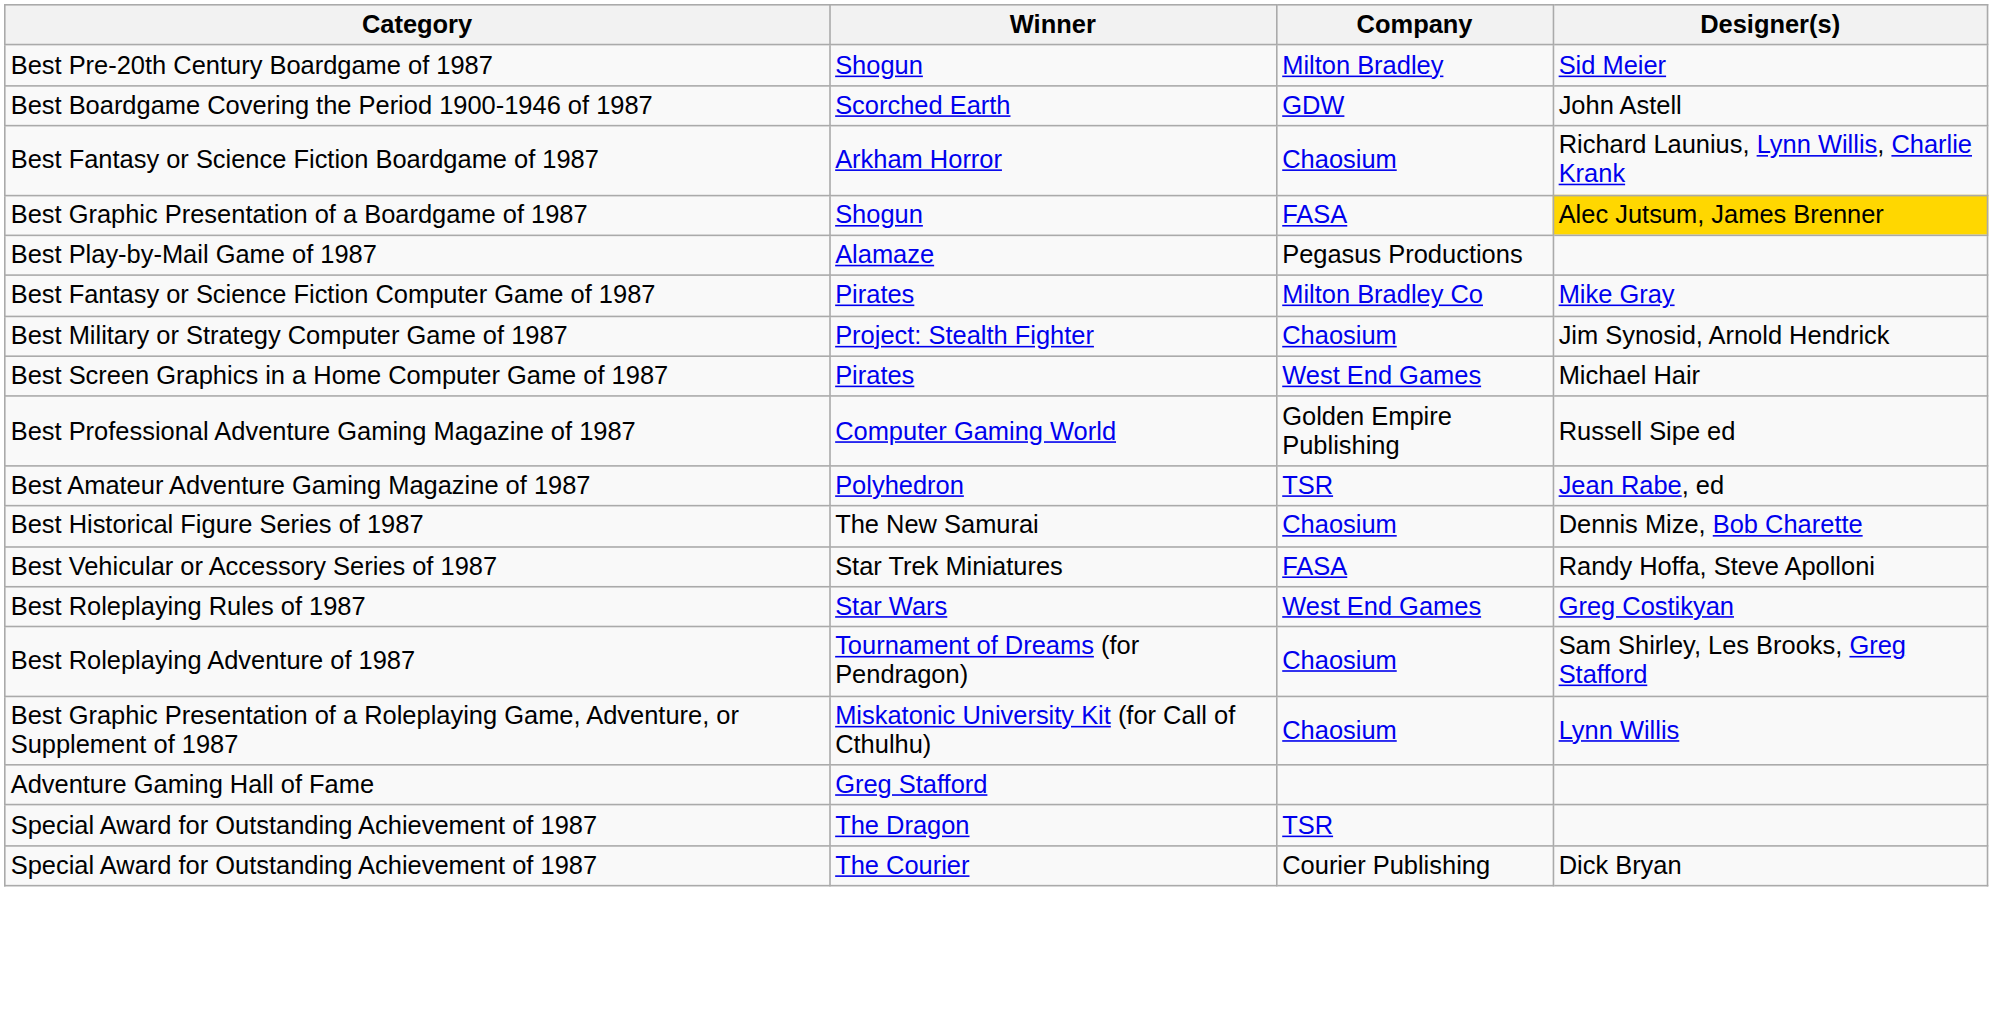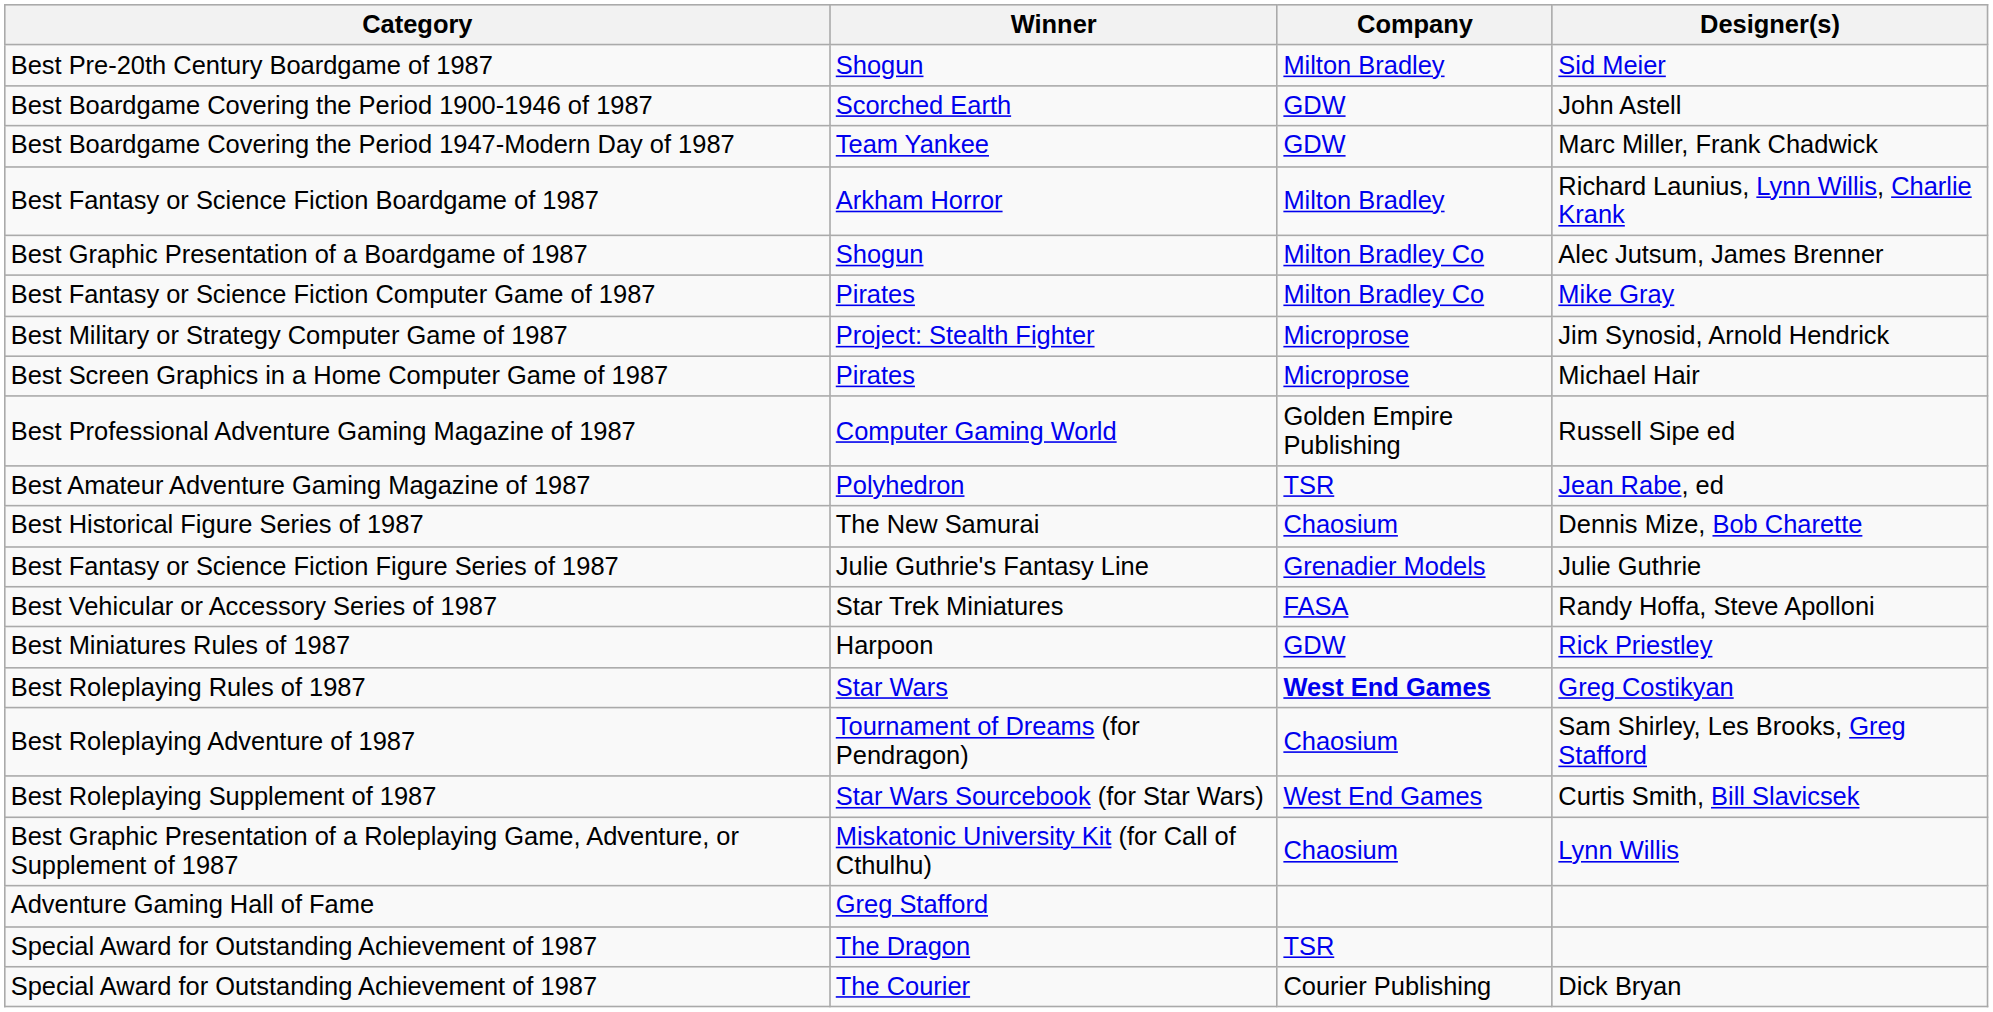+ row: (373, 145)
(1339, 160) Chaosium -> (1364, 200) Milton Bradley
(1315, 214) FASA -> (1384, 255) Milton Bradley Co
(1721, 214) gold background -> (1721, 255) no background
- row: (194, 255)
(1339, 335) Chaosium -> (1346, 335) Microprose
(1382, 376) West End Games -> (1346, 376) Microprose
+ row: (315, 566)
+ row: (180, 646)
(1382, 606) normal -> (1387, 687) bold
+ row: (224, 796)
